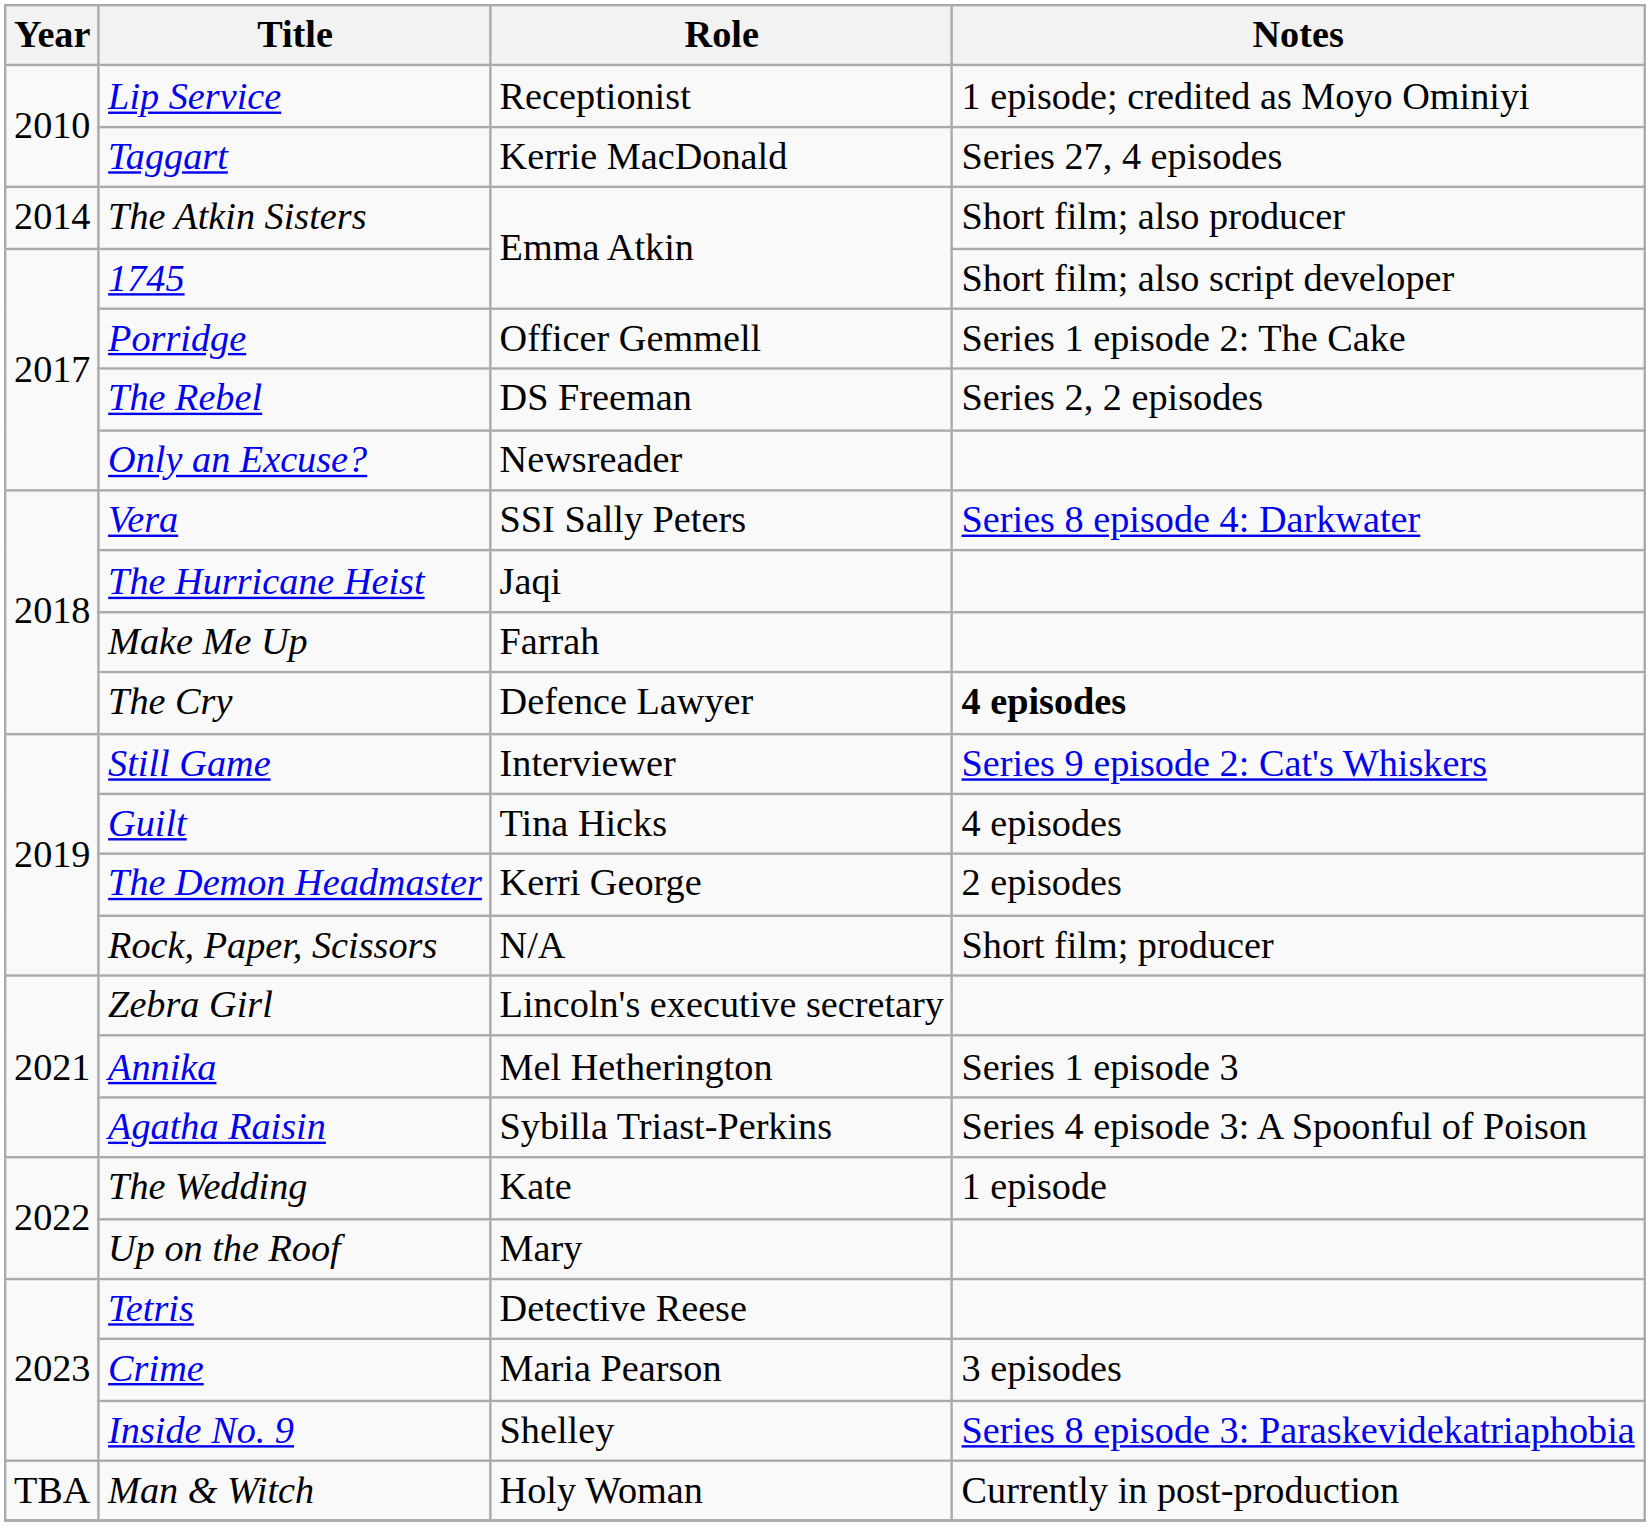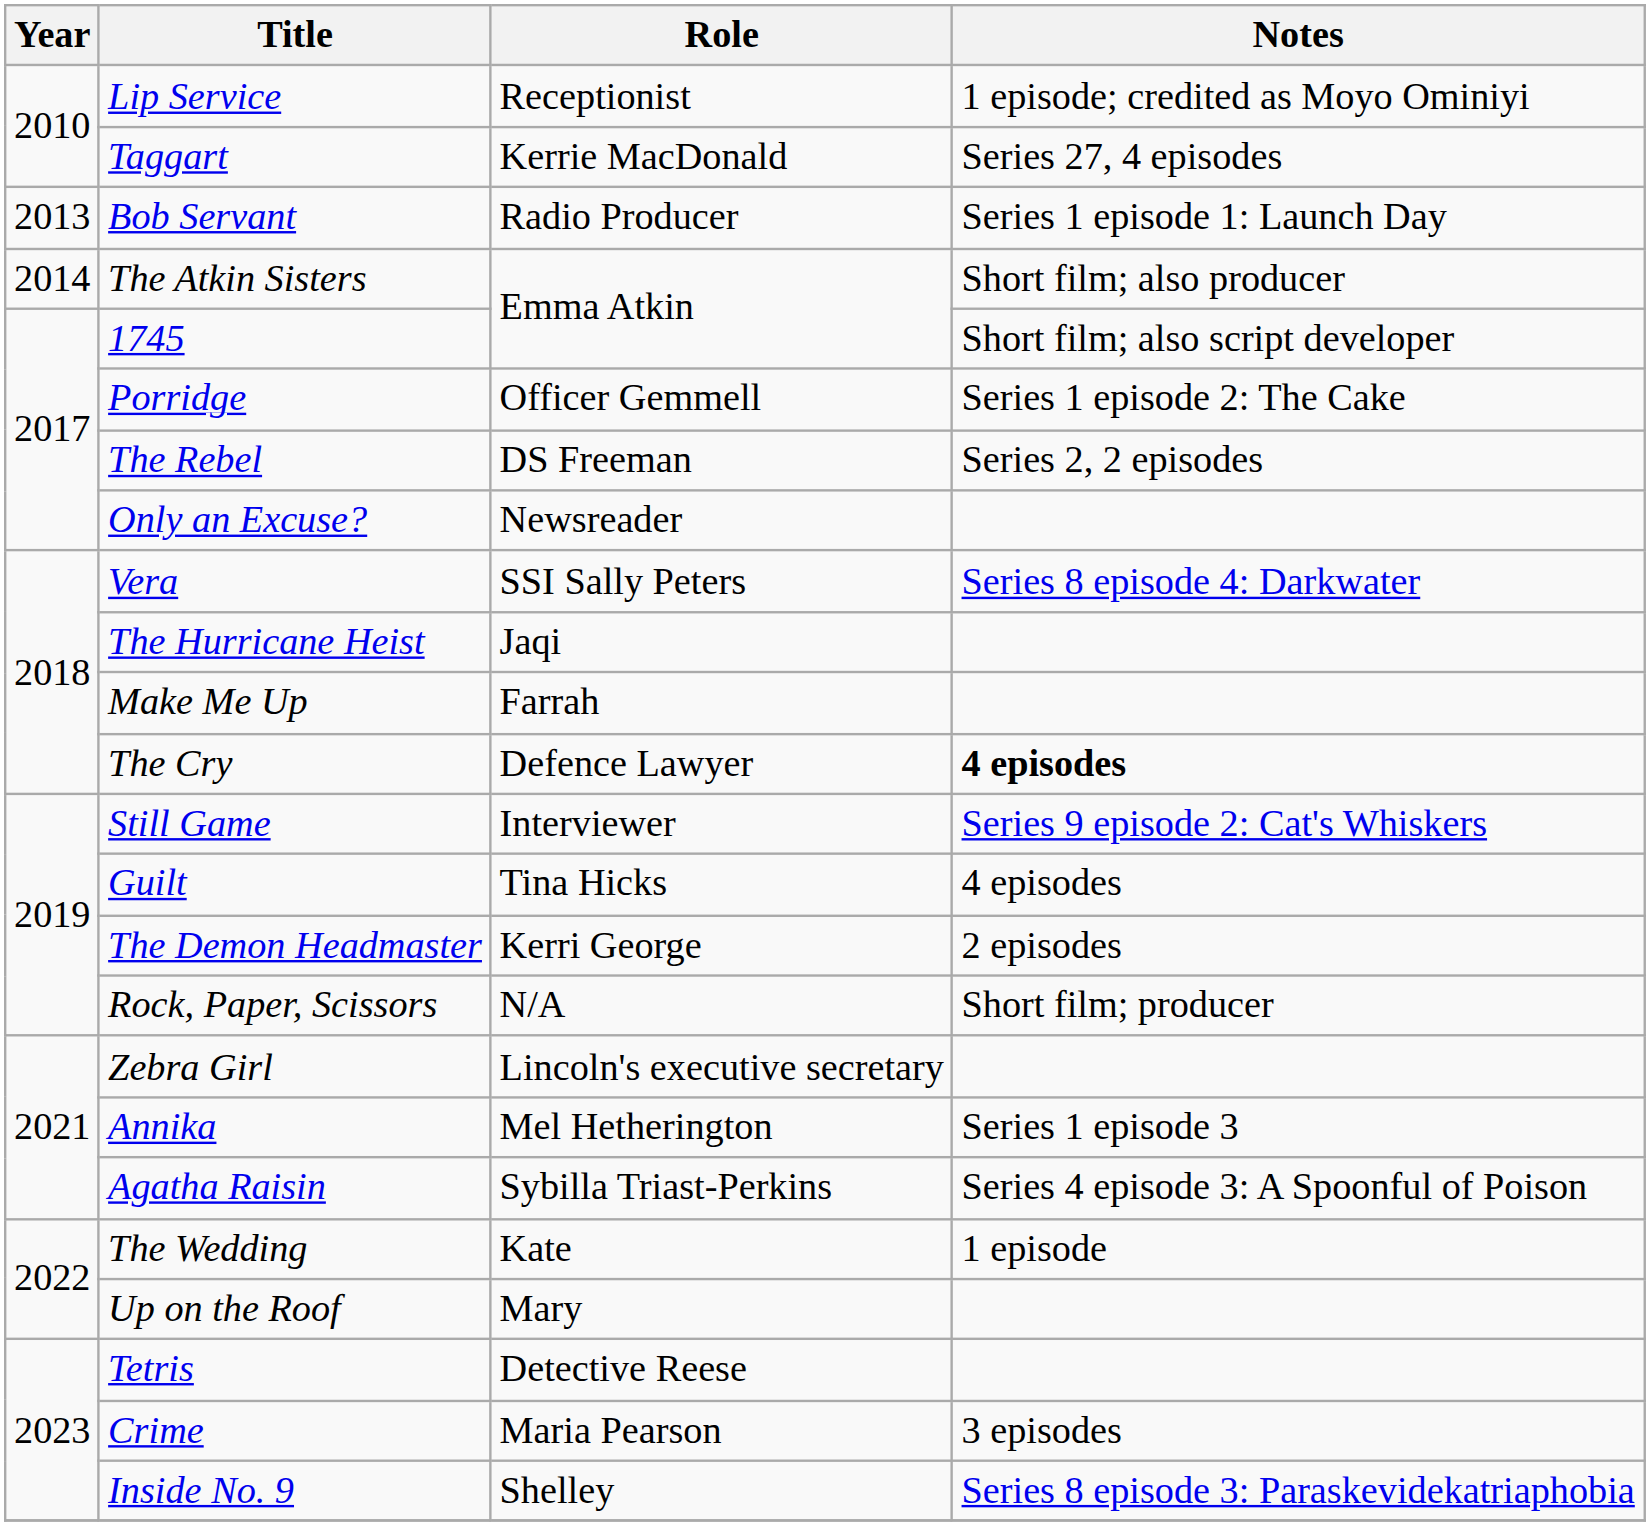+ row: (202, 216)
- row: (211, 1490)
